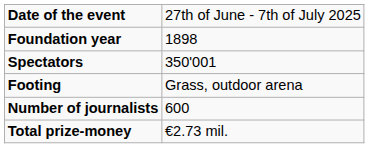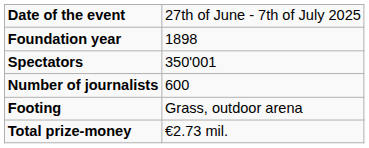rows swapped: (34, 85) <-> (83, 108)
